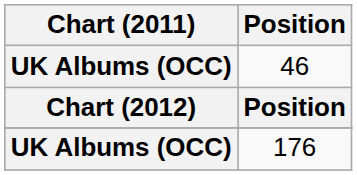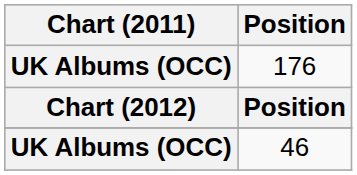rows swapped: (295, 66) <-> (295, 148)
